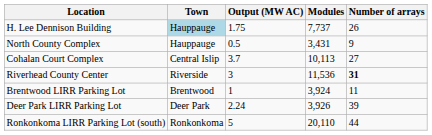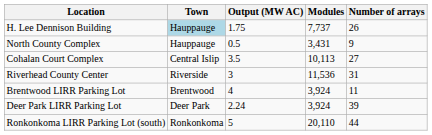(234, 59) 3.7 -> (234, 59) 3.5
(354, 75) bold -> (354, 75) normal
(230, 91) 1 -> (230, 91) 4
(319, 106) 3,926 -> (319, 106) 3,924
